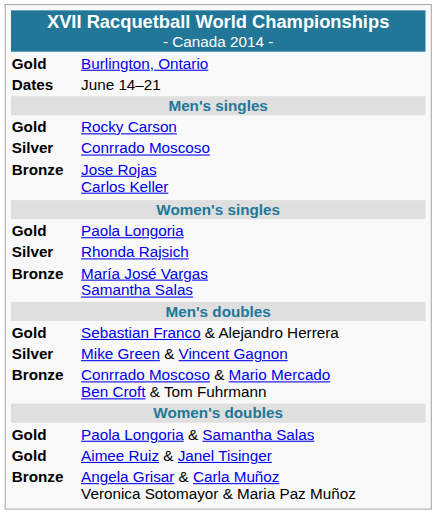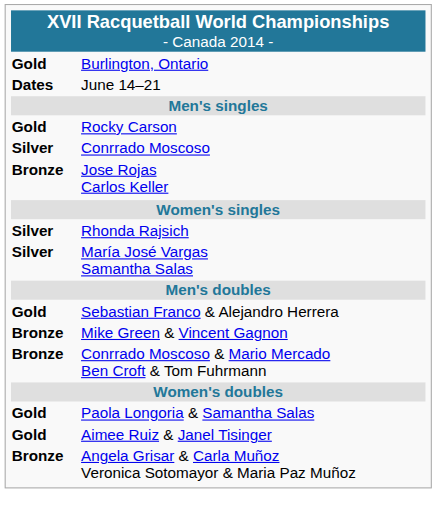- row: (132, 231)
(38, 273) Bronze -> (33, 252) Silver
(33, 354) Silver -> (38, 332) Bronze
